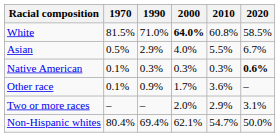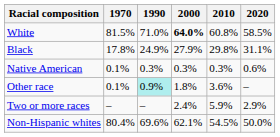+ row: (20, 50)
- row: (20, 50)
(256, 68) bold -> (255, 68) normal
(151, 87) no background -> (151, 87) paleturquoise background
(185, 87) 1.7% -> (185, 87) 1.8%
(185, 105) 2.0% -> (185, 105) 2.4%
(221, 105) 2.9% -> (221, 105) 5.9%
(255, 105) 3.1% -> (255, 105) 2.9%
(154, 123) 69.4% -> (154, 123) 69.6%
(224, 123) 54.7% -> (224, 123) 54.5%
